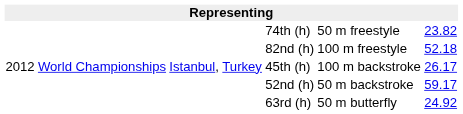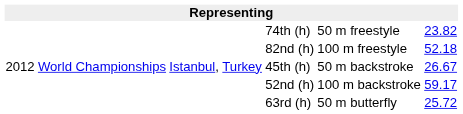(369, 67) 100 m backstroke -> (365, 67) 50 m backstroke
(441, 67) 26.17 -> (441, 67) 26.67
(365, 85) 50 m backstroke -> (369, 85) 100 m backstroke
(441, 103) 24.92 -> (441, 103) 25.72
